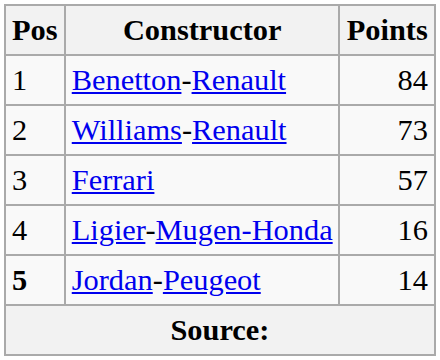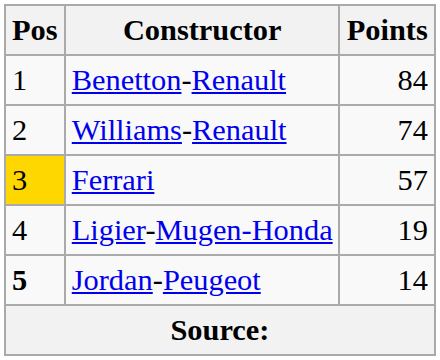(413, 130) 73 -> (413, 130) 74
(20, 180) no background -> (20, 180) gold background
(413, 230) 16 -> (413, 230) 19
